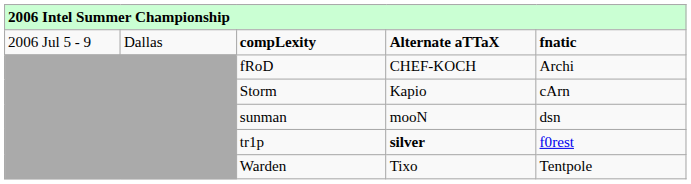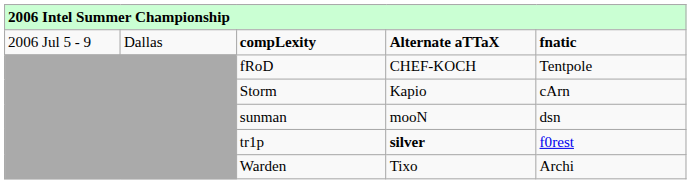(557, 66) Archi -> (566, 66) Tentpole
(566, 166) Tentpole -> (557, 166) Archi
